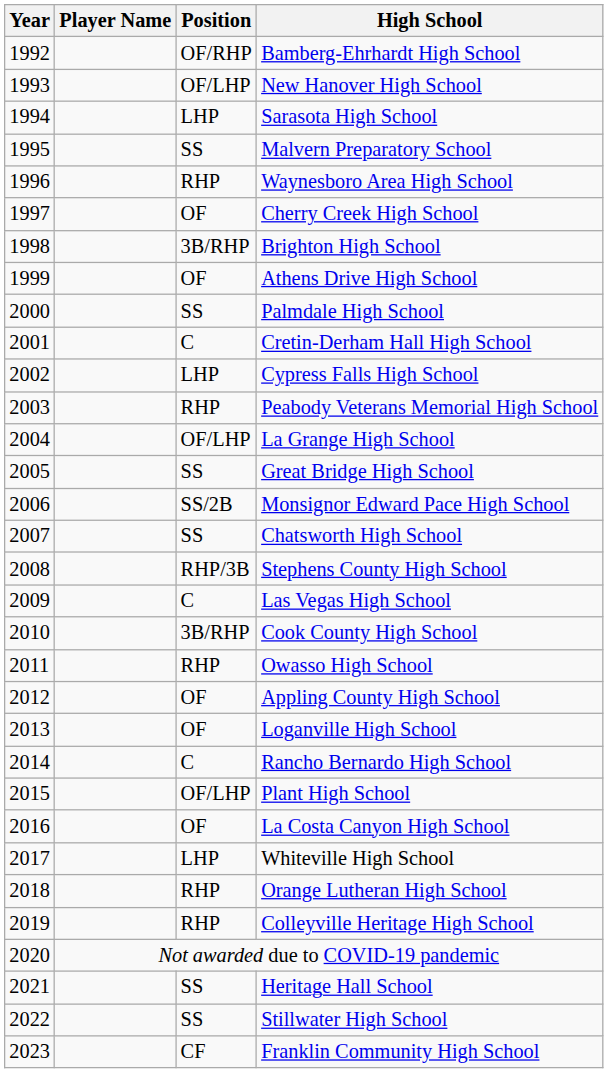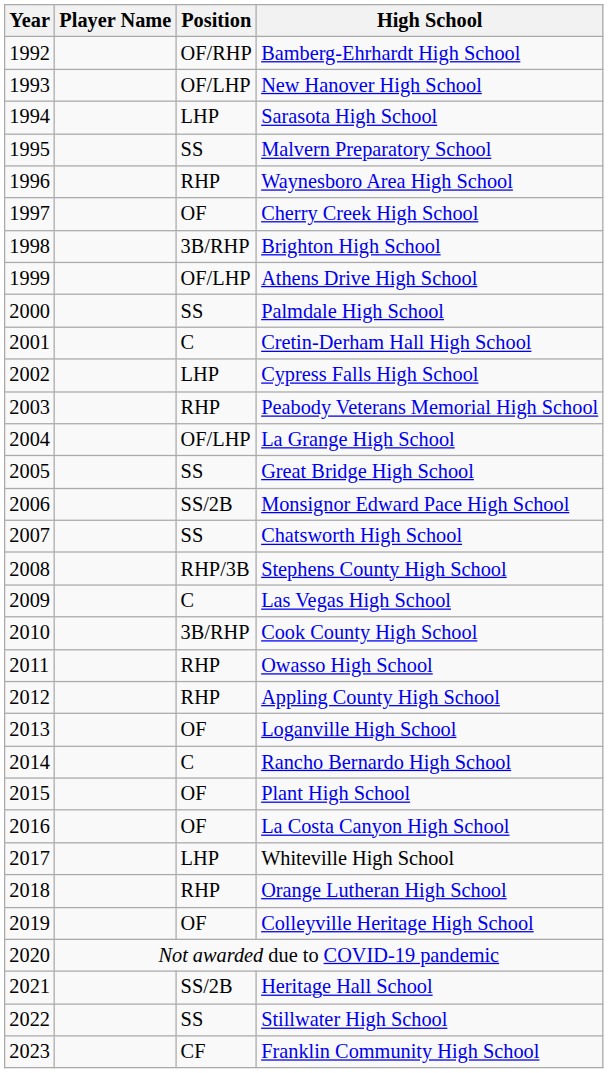(194, 278) OF -> (216, 278) OF/LHP
(194, 697) OF -> (200, 697) RHP
(216, 794) OF/LHP -> (194, 794) OF
(200, 922) RHP -> (194, 922) OF
(192, 987) SS -> (207, 987) SS/2B
